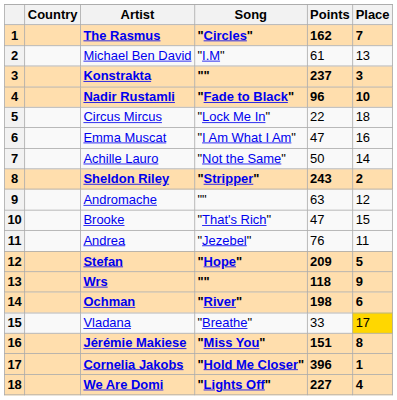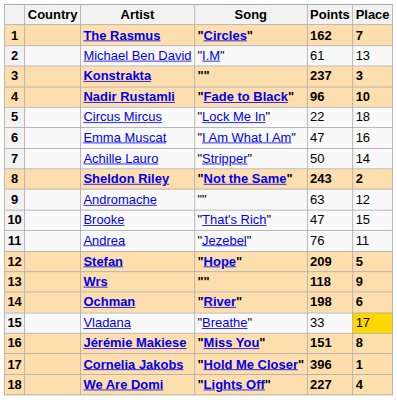(242, 158) "Not the Same" -> (225, 158) "Stripper"
(228, 179) "Stripper" -> (245, 179) "Not the Same"
